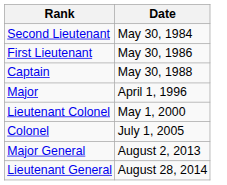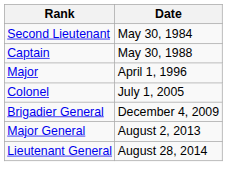- row: (50, 53)
- row: (59, 111)
+ row: (56, 111)
